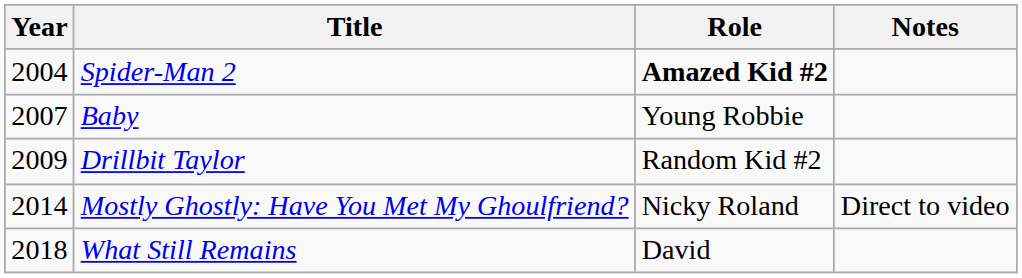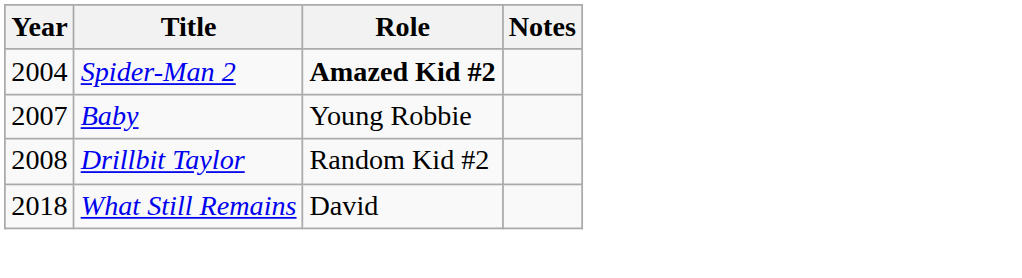(40, 160) 2009 -> (40, 160) 2008
- row: (355, 205)
